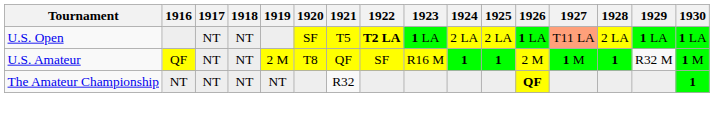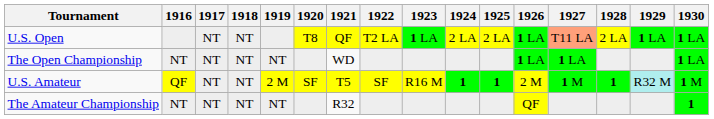(310, 37) SF -> (310, 37) T8
(343, 37) T5 -> (343, 37) QF
(382, 37) bold -> (381, 37) normal
+ row: (75, 59)
(310, 59) T8 -> (310, 81) SF
(343, 59) QF -> (343, 81) T5
(654, 59) no background -> (652, 81) paleturquoise background
(532, 81) bold -> (531, 103) normal
